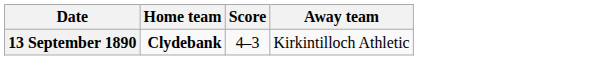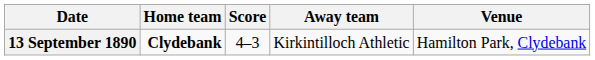+ column: (502, 17)
